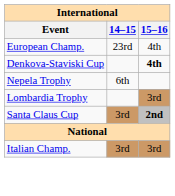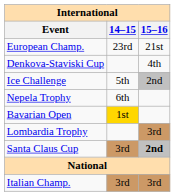(154, 47) 4th -> (154, 47) 21st
(154, 64) bold -> (154, 64) normal
+ row: (36, 81)
+ row: (39, 115)
